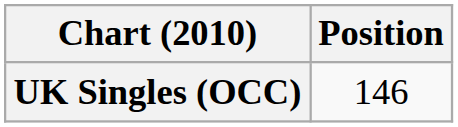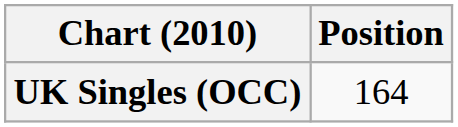(381, 91) 146 -> (381, 91) 164
